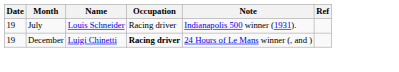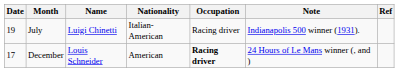+ column: (158, 11)
(96, 25) Louis Schneider -> (92, 30) Luigi Chinetti
(11, 39) 19 -> (11, 55) 17
(92, 39) Luigi Chinetti -> (85, 55) Louis Schneider
